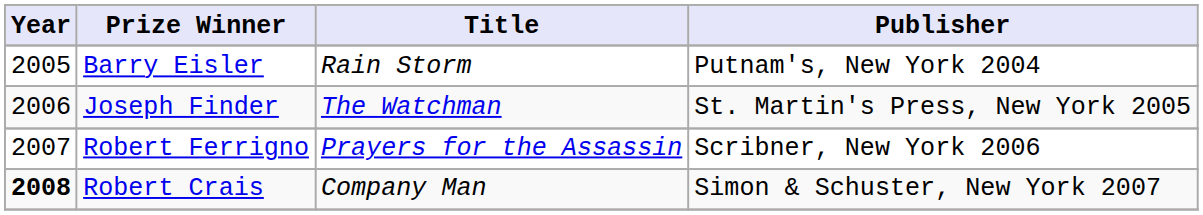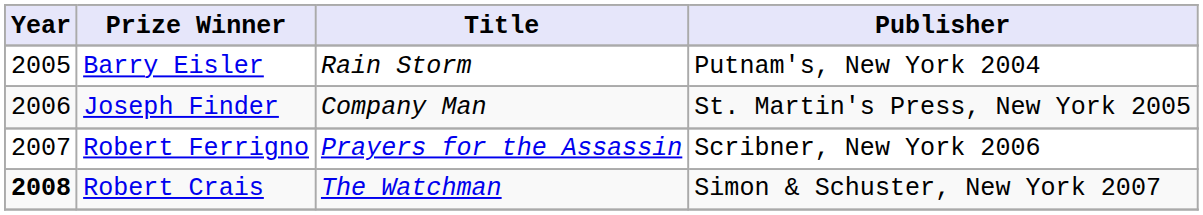(411, 107) The Watchman -> (404, 107) Company Man
(404, 189) Company Man -> (411, 189) The Watchman
